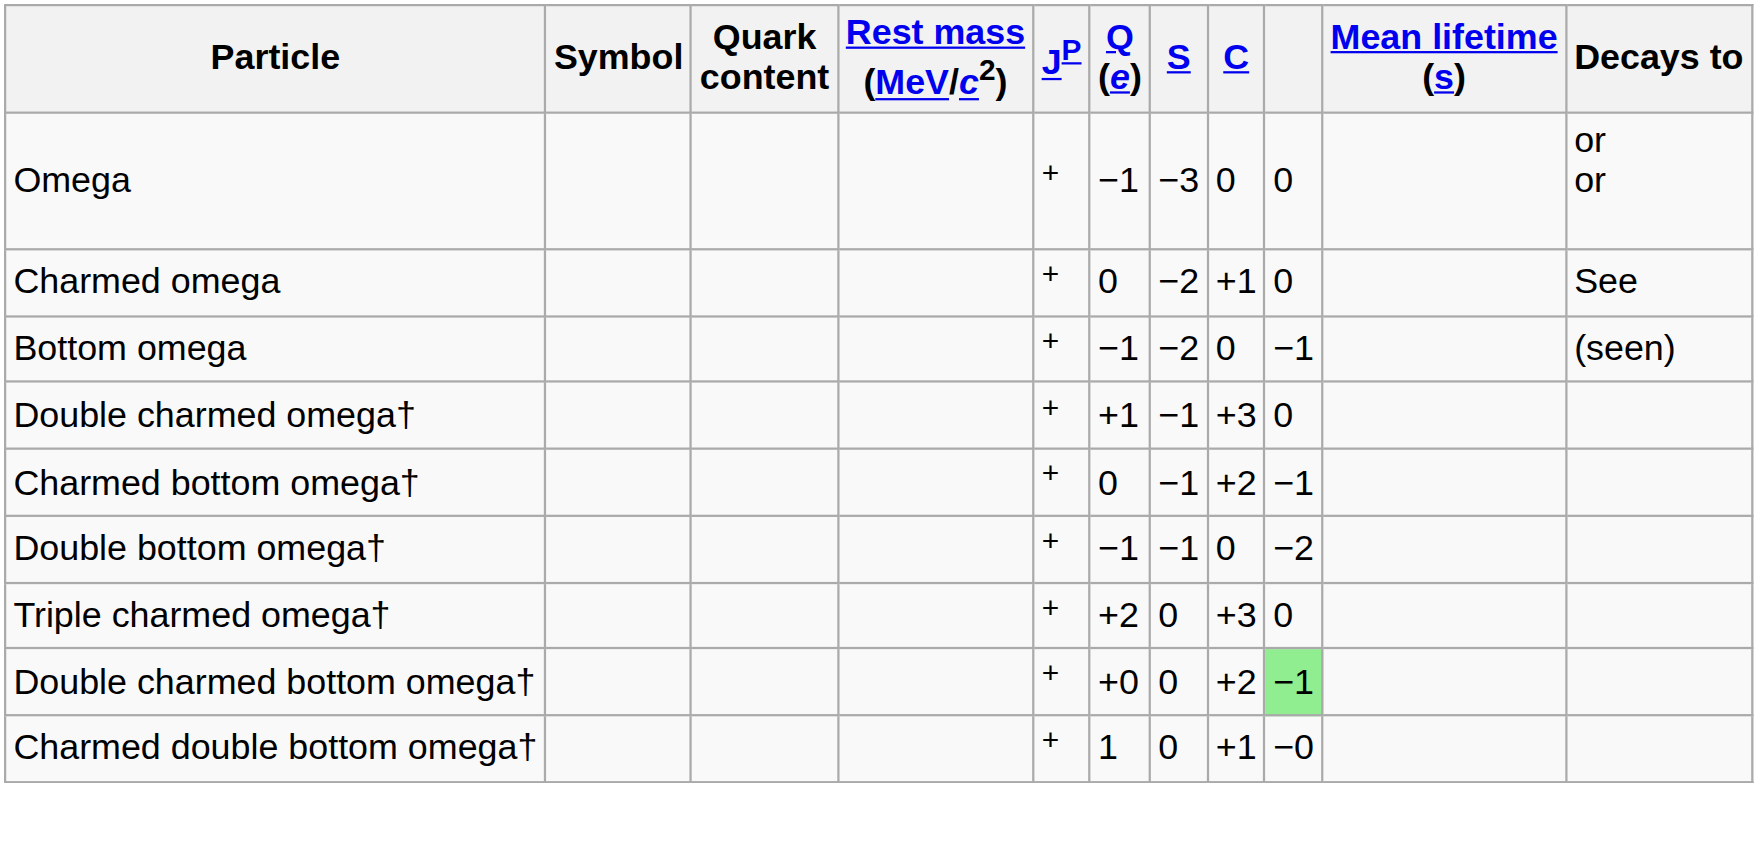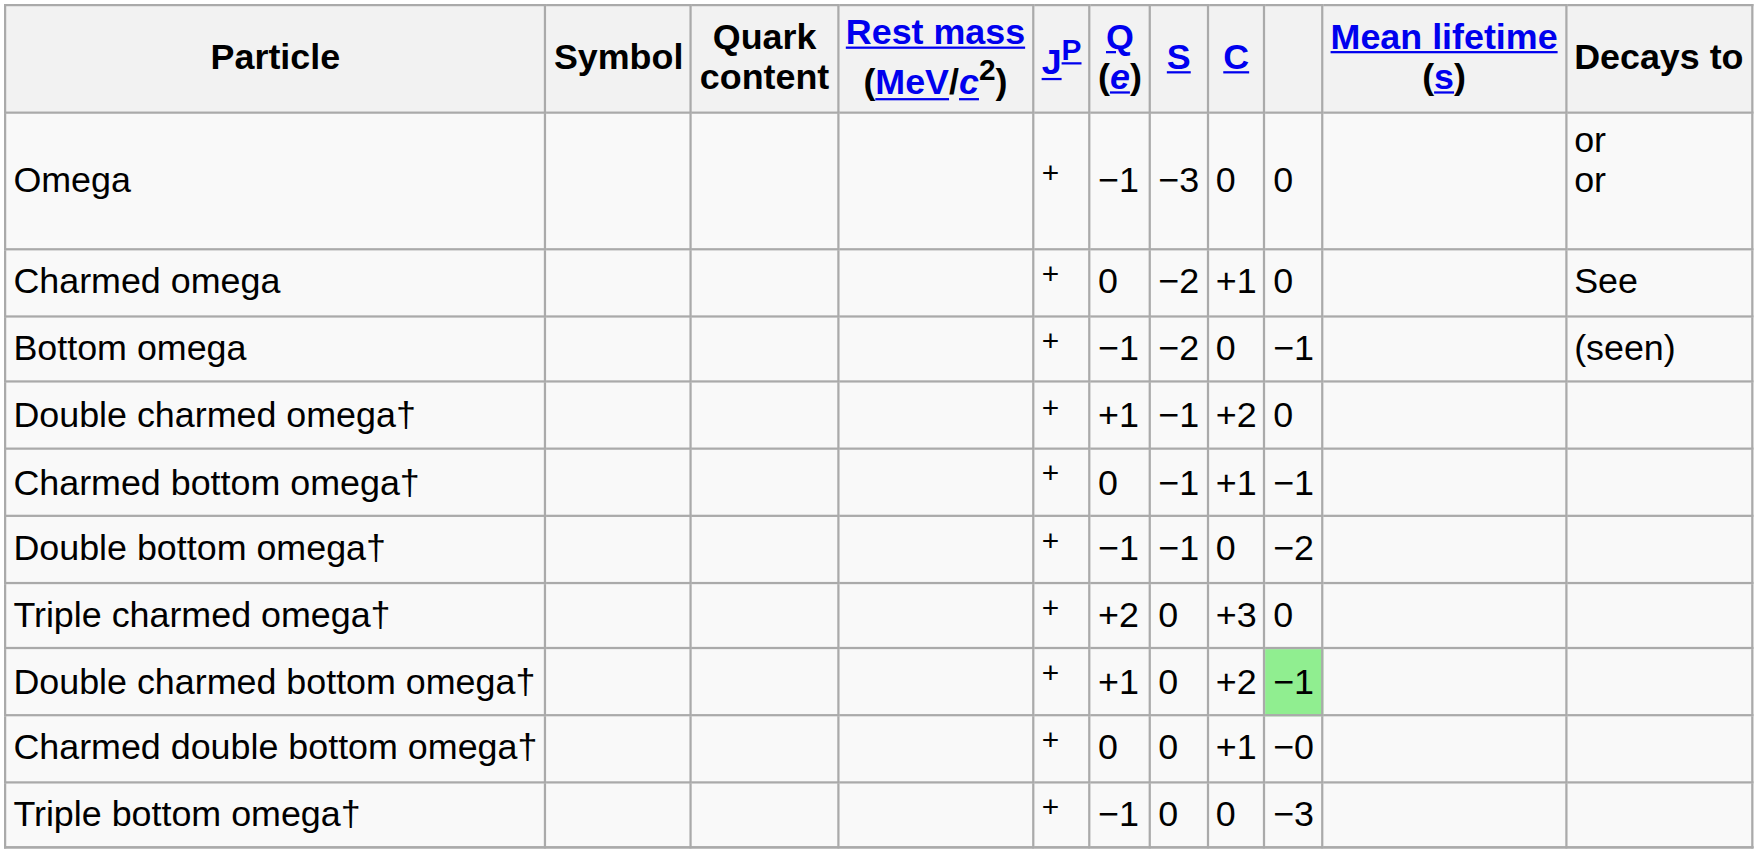(1236, 415) +3 -> (1236, 415) +2
(1236, 481) +2 -> (1236, 481) +1
(1118, 681) +0 -> (1118, 681) +1
(1108, 747) 1 -> (1108, 747) 0
+ row: (187, 814)
